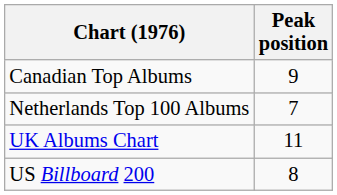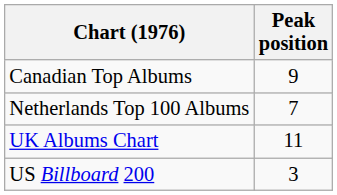(293, 173) 8 -> (293, 173) 3
